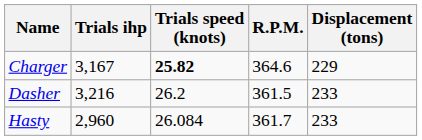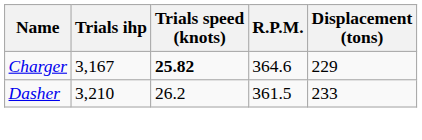(95, 93) 3,216 -> (95, 93) 3,210
- row: (29, 120)
